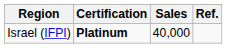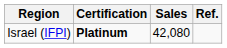(171, 33) 40,000 -> (171, 33) 42,080
